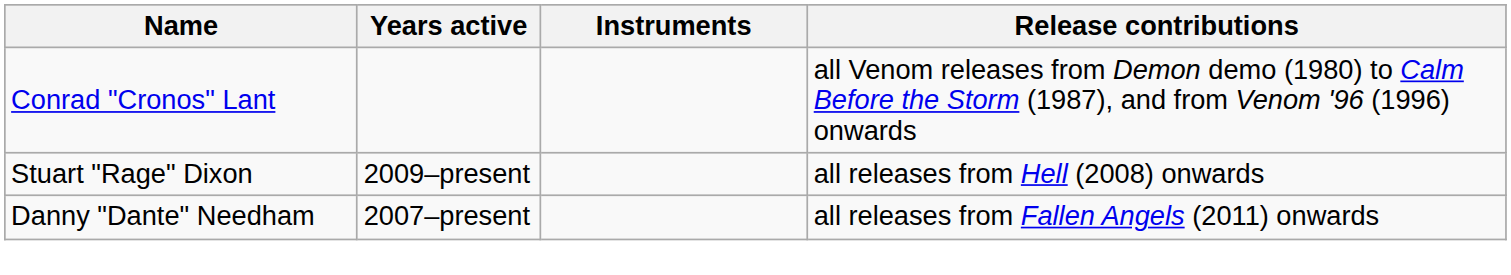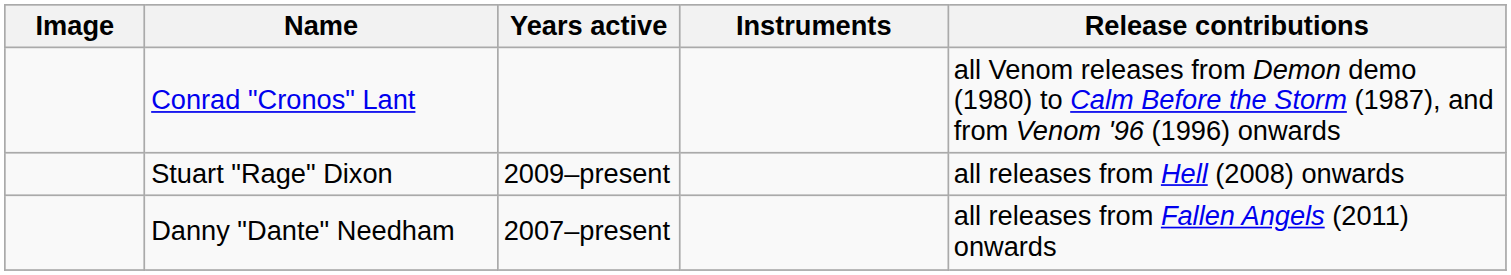+ column: (75, 26)
